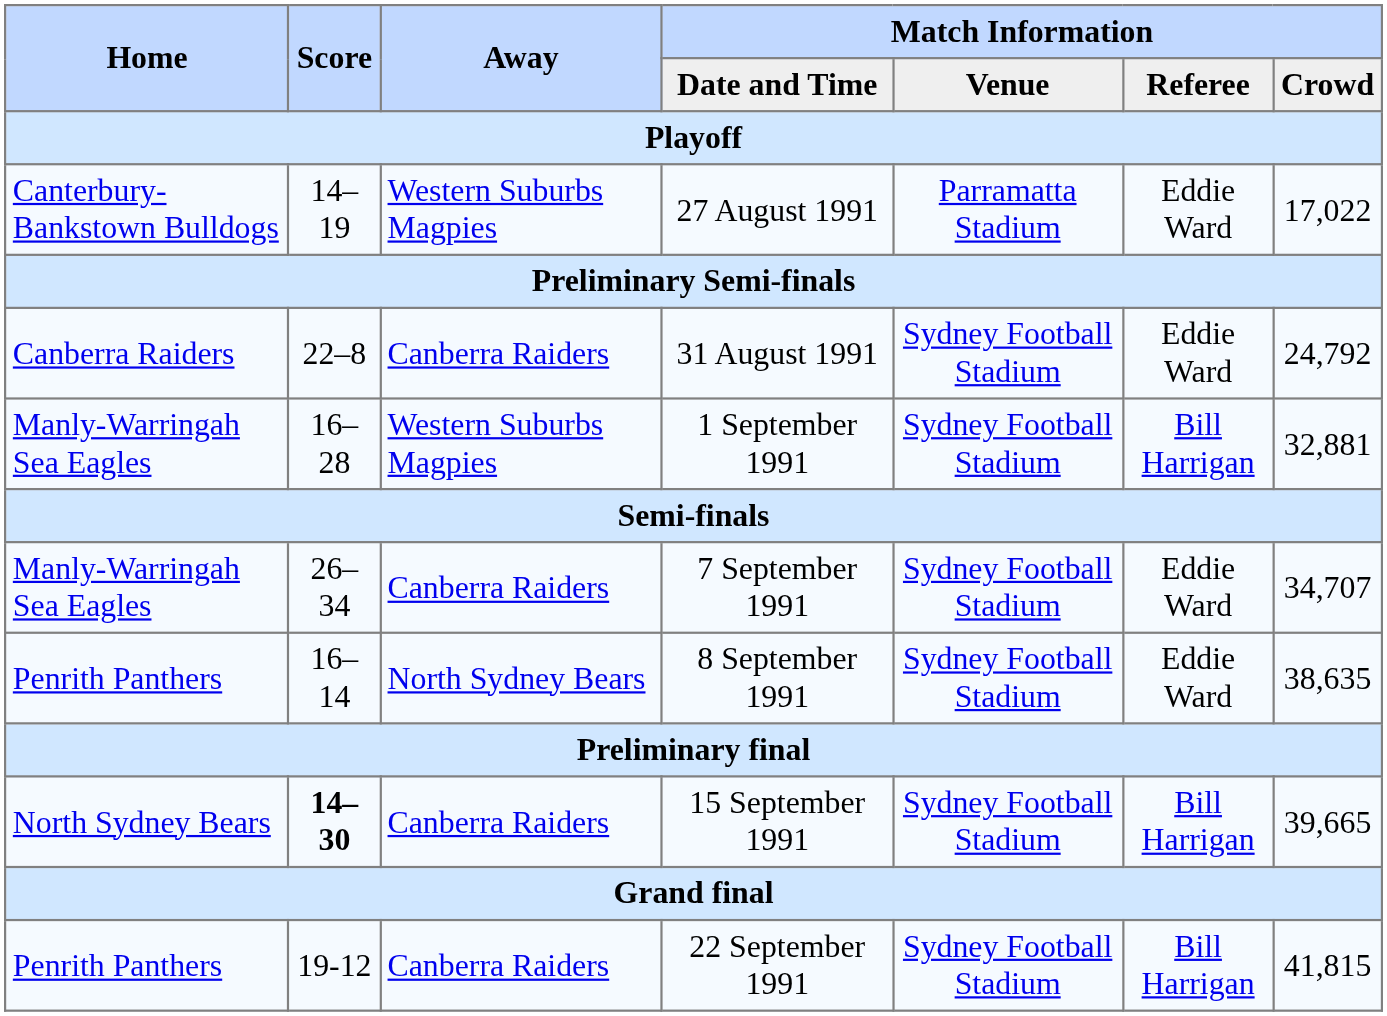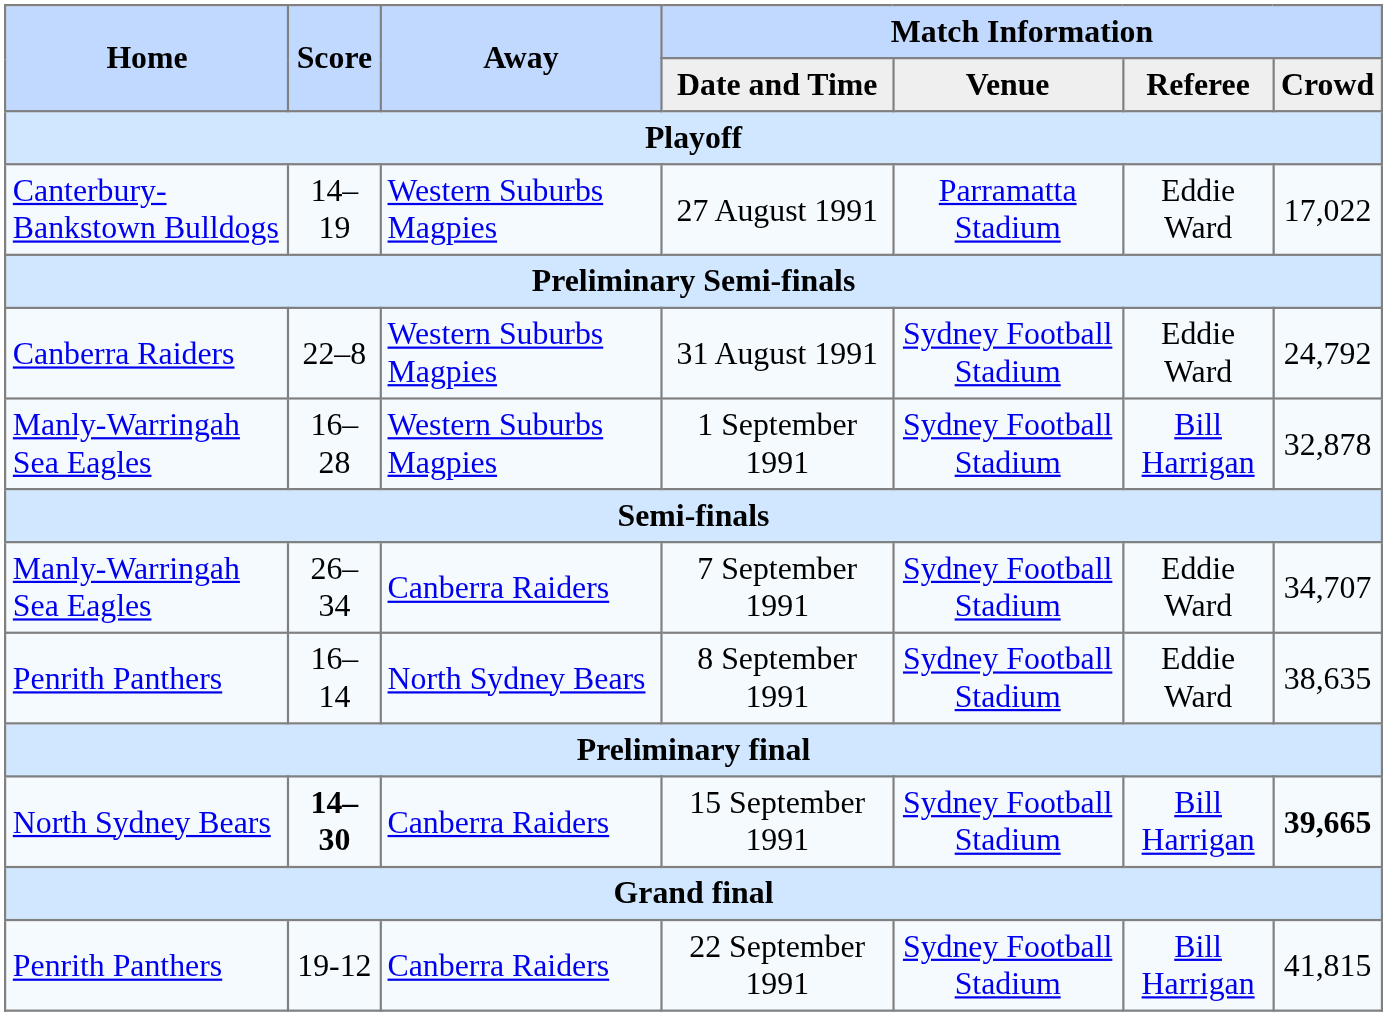(498, 352) Canberra Raiders -> (495, 352) Western Suburbs Magpies
(1328, 443) 32,881 -> (1328, 443) 32,878
(1328, 821) normal -> (1328, 821) bold
